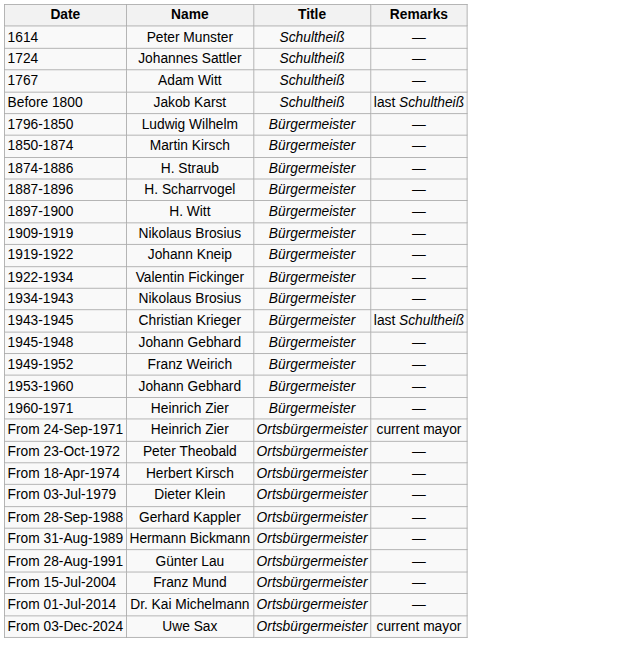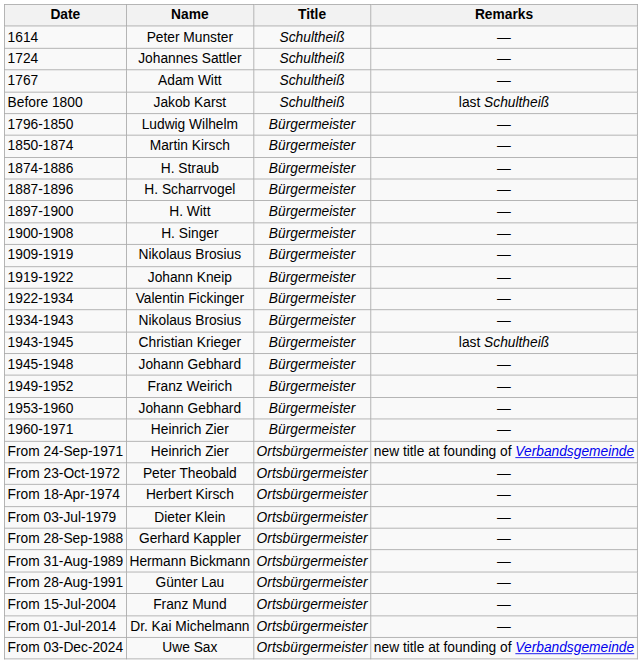+ row: (41, 233)
(419, 430) current mayor -> (504, 451) new title at founding of Verbandsgemeinde
(419, 626) current mayor -> (504, 648) new title at founding of Verbandsgemeinde
